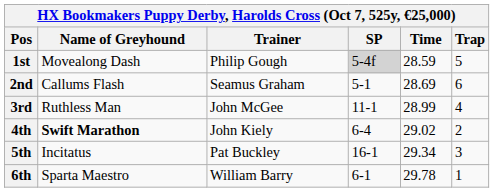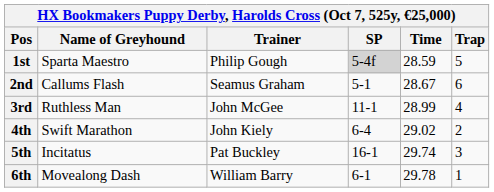(91, 61) Movealong Dash -> (85, 61) Sparta Maestro
(420, 84) 28.69 -> (420, 84) 28.67
(90, 130) bold -> (87, 130) normal
(420, 152) 29.34 -> (420, 152) 29.74
(85, 175) Sparta Maestro -> (91, 175) Movealong Dash
